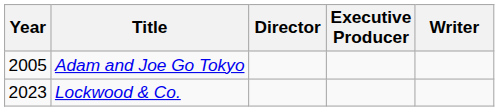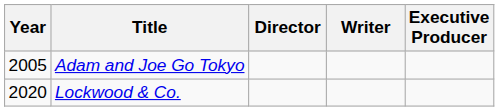columns swapped: (454, 27) <-> (371, 27)
(28, 92) 2023 -> (28, 92) 2020
